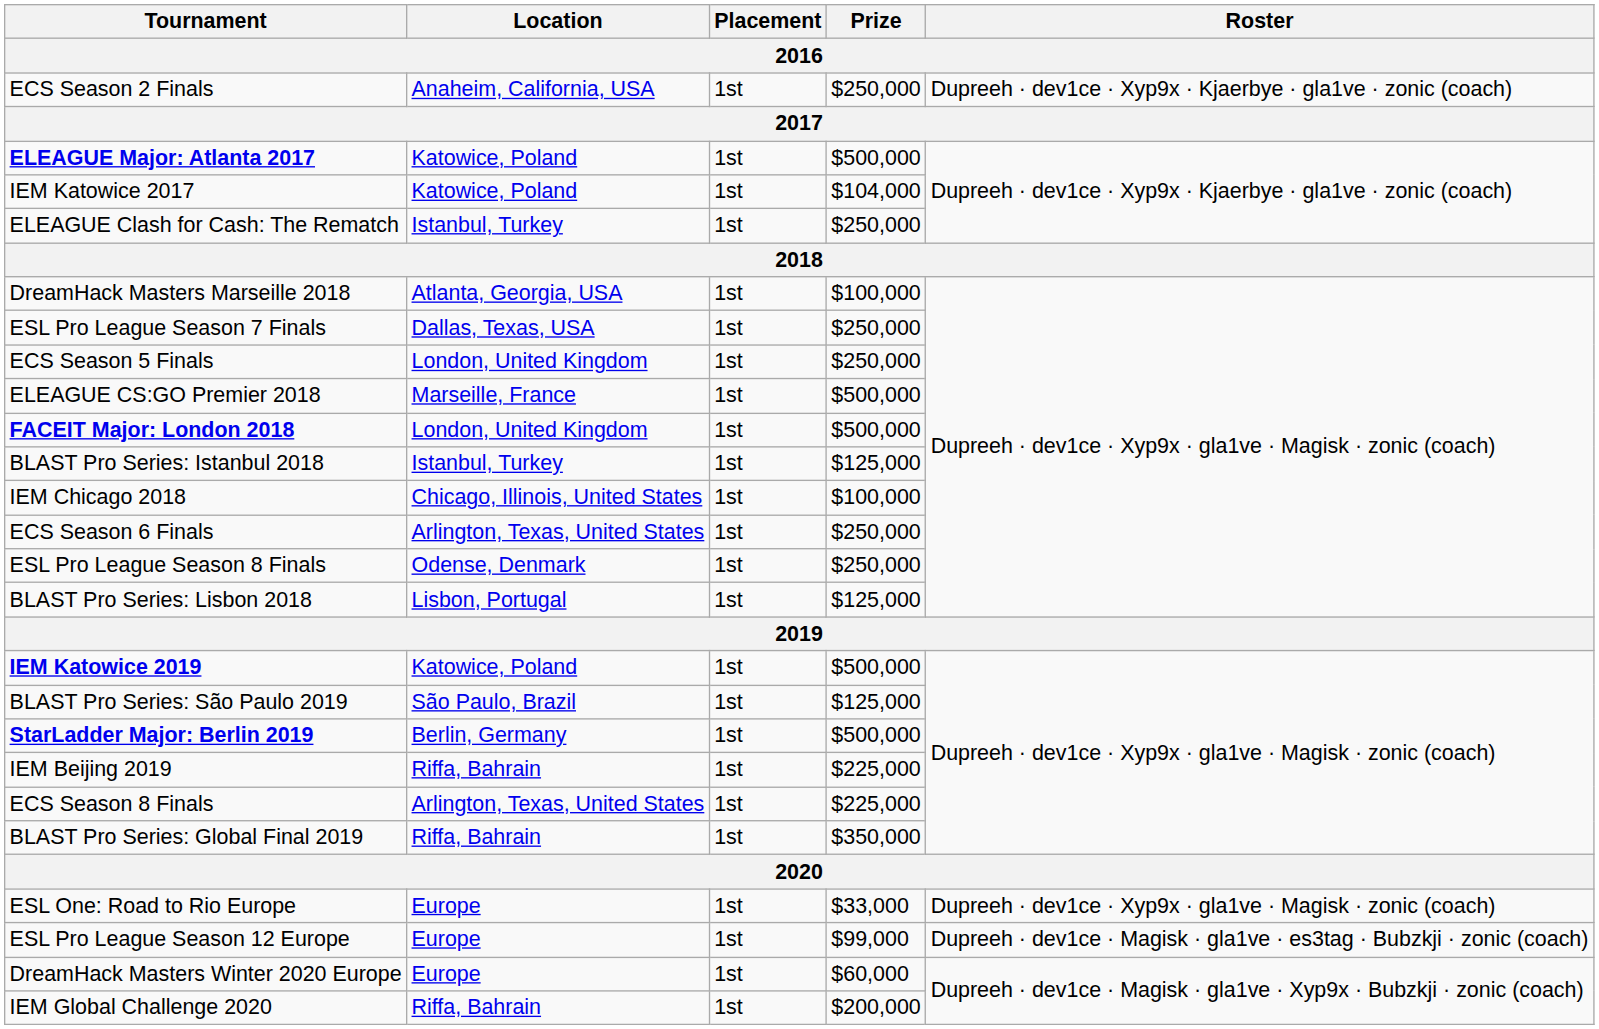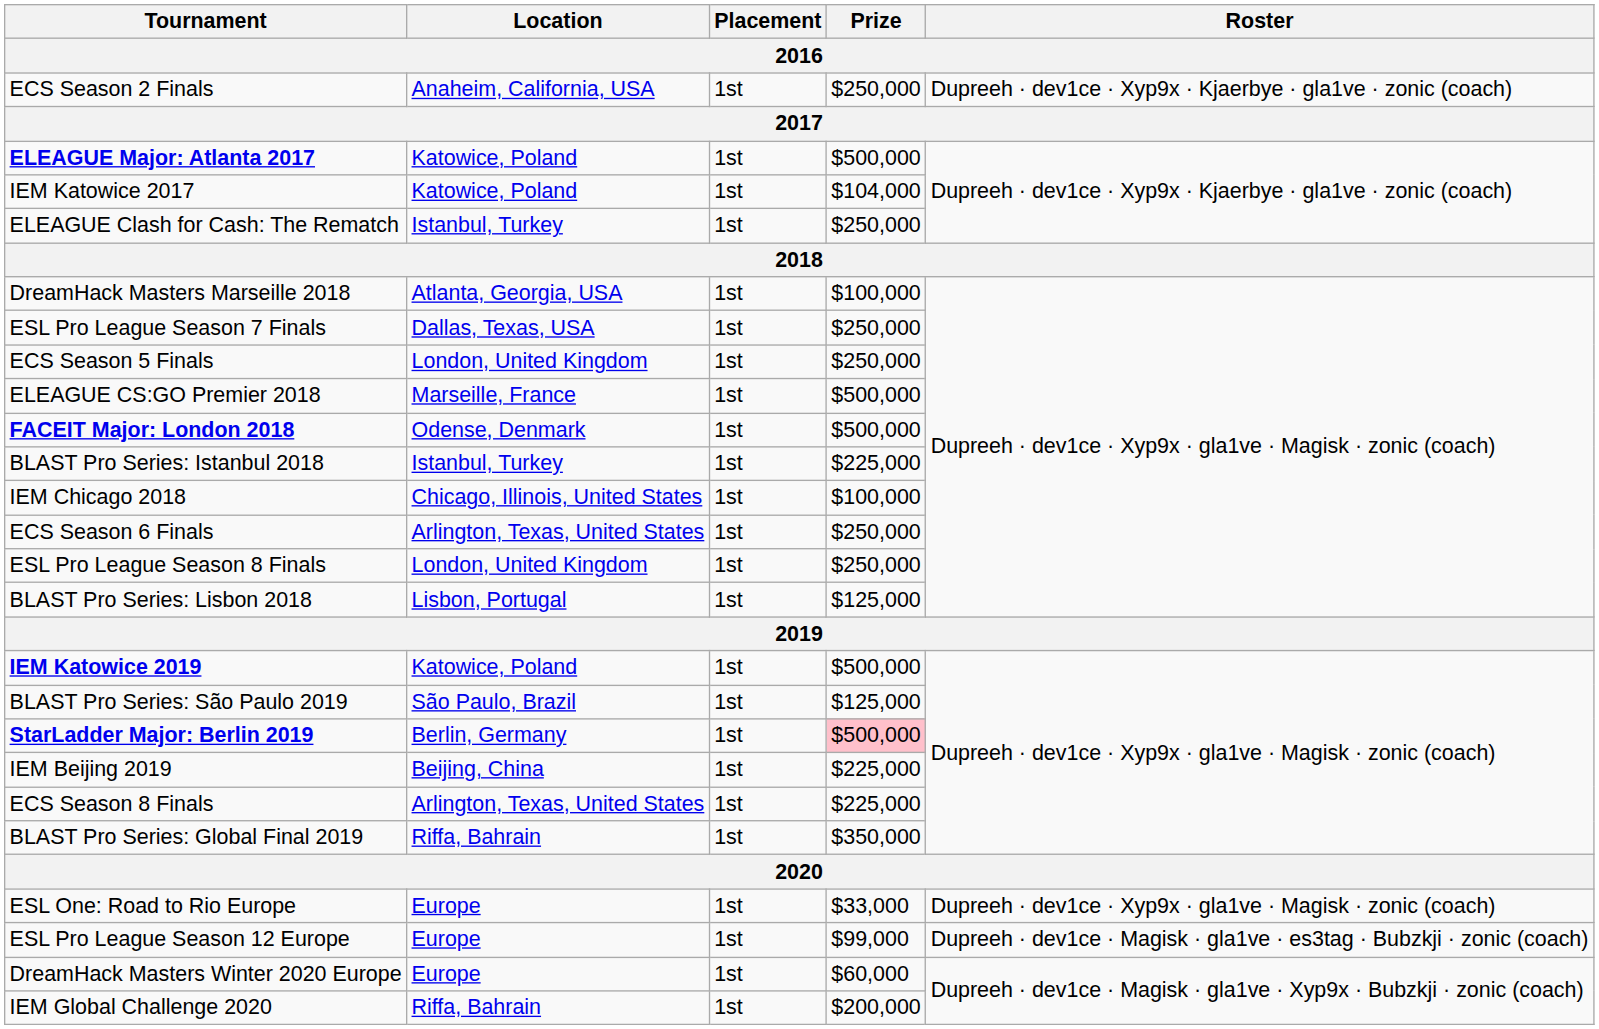(530, 429) London, United Kingdom -> (499, 429) Odense, Denmark
(876, 463) $125,000 -> (876, 463) $225,000
(499, 565) Odense, Denmark -> (530, 565) London, United Kingdom
(876, 735) no background -> (876, 735) pink background
(476, 769) Riffa, Bahrain -> (478, 769) Beijing, China
